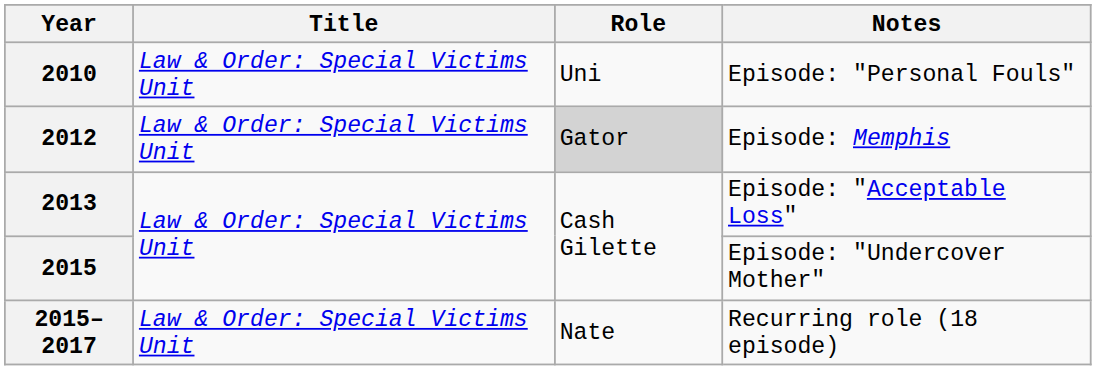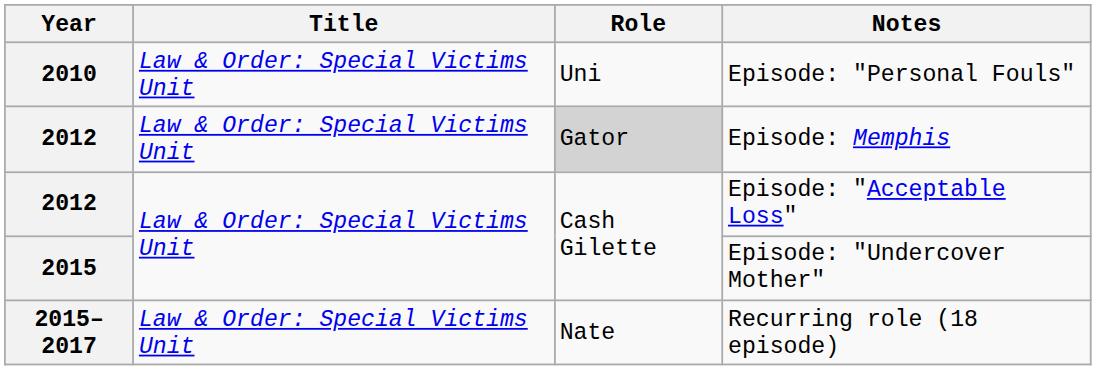(69, 204) 2013 -> (69, 204) 2012
